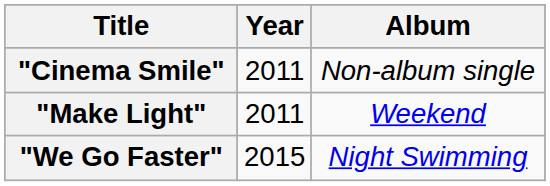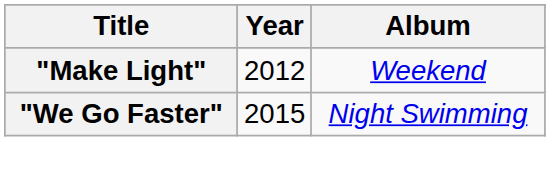- row: (121, 69)
(275, 113) 2011 -> (275, 69) 2012
